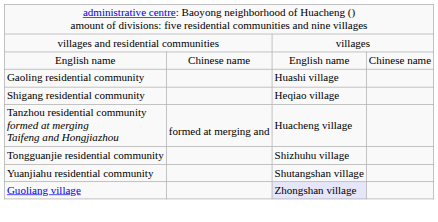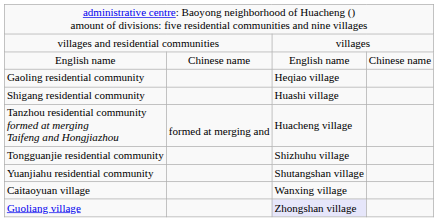(307, 78) Huashi village -> (307, 78) Heqiao village
(307, 95) Heqiao village -> (307, 95) Huashi village
+ row: (48, 190)
